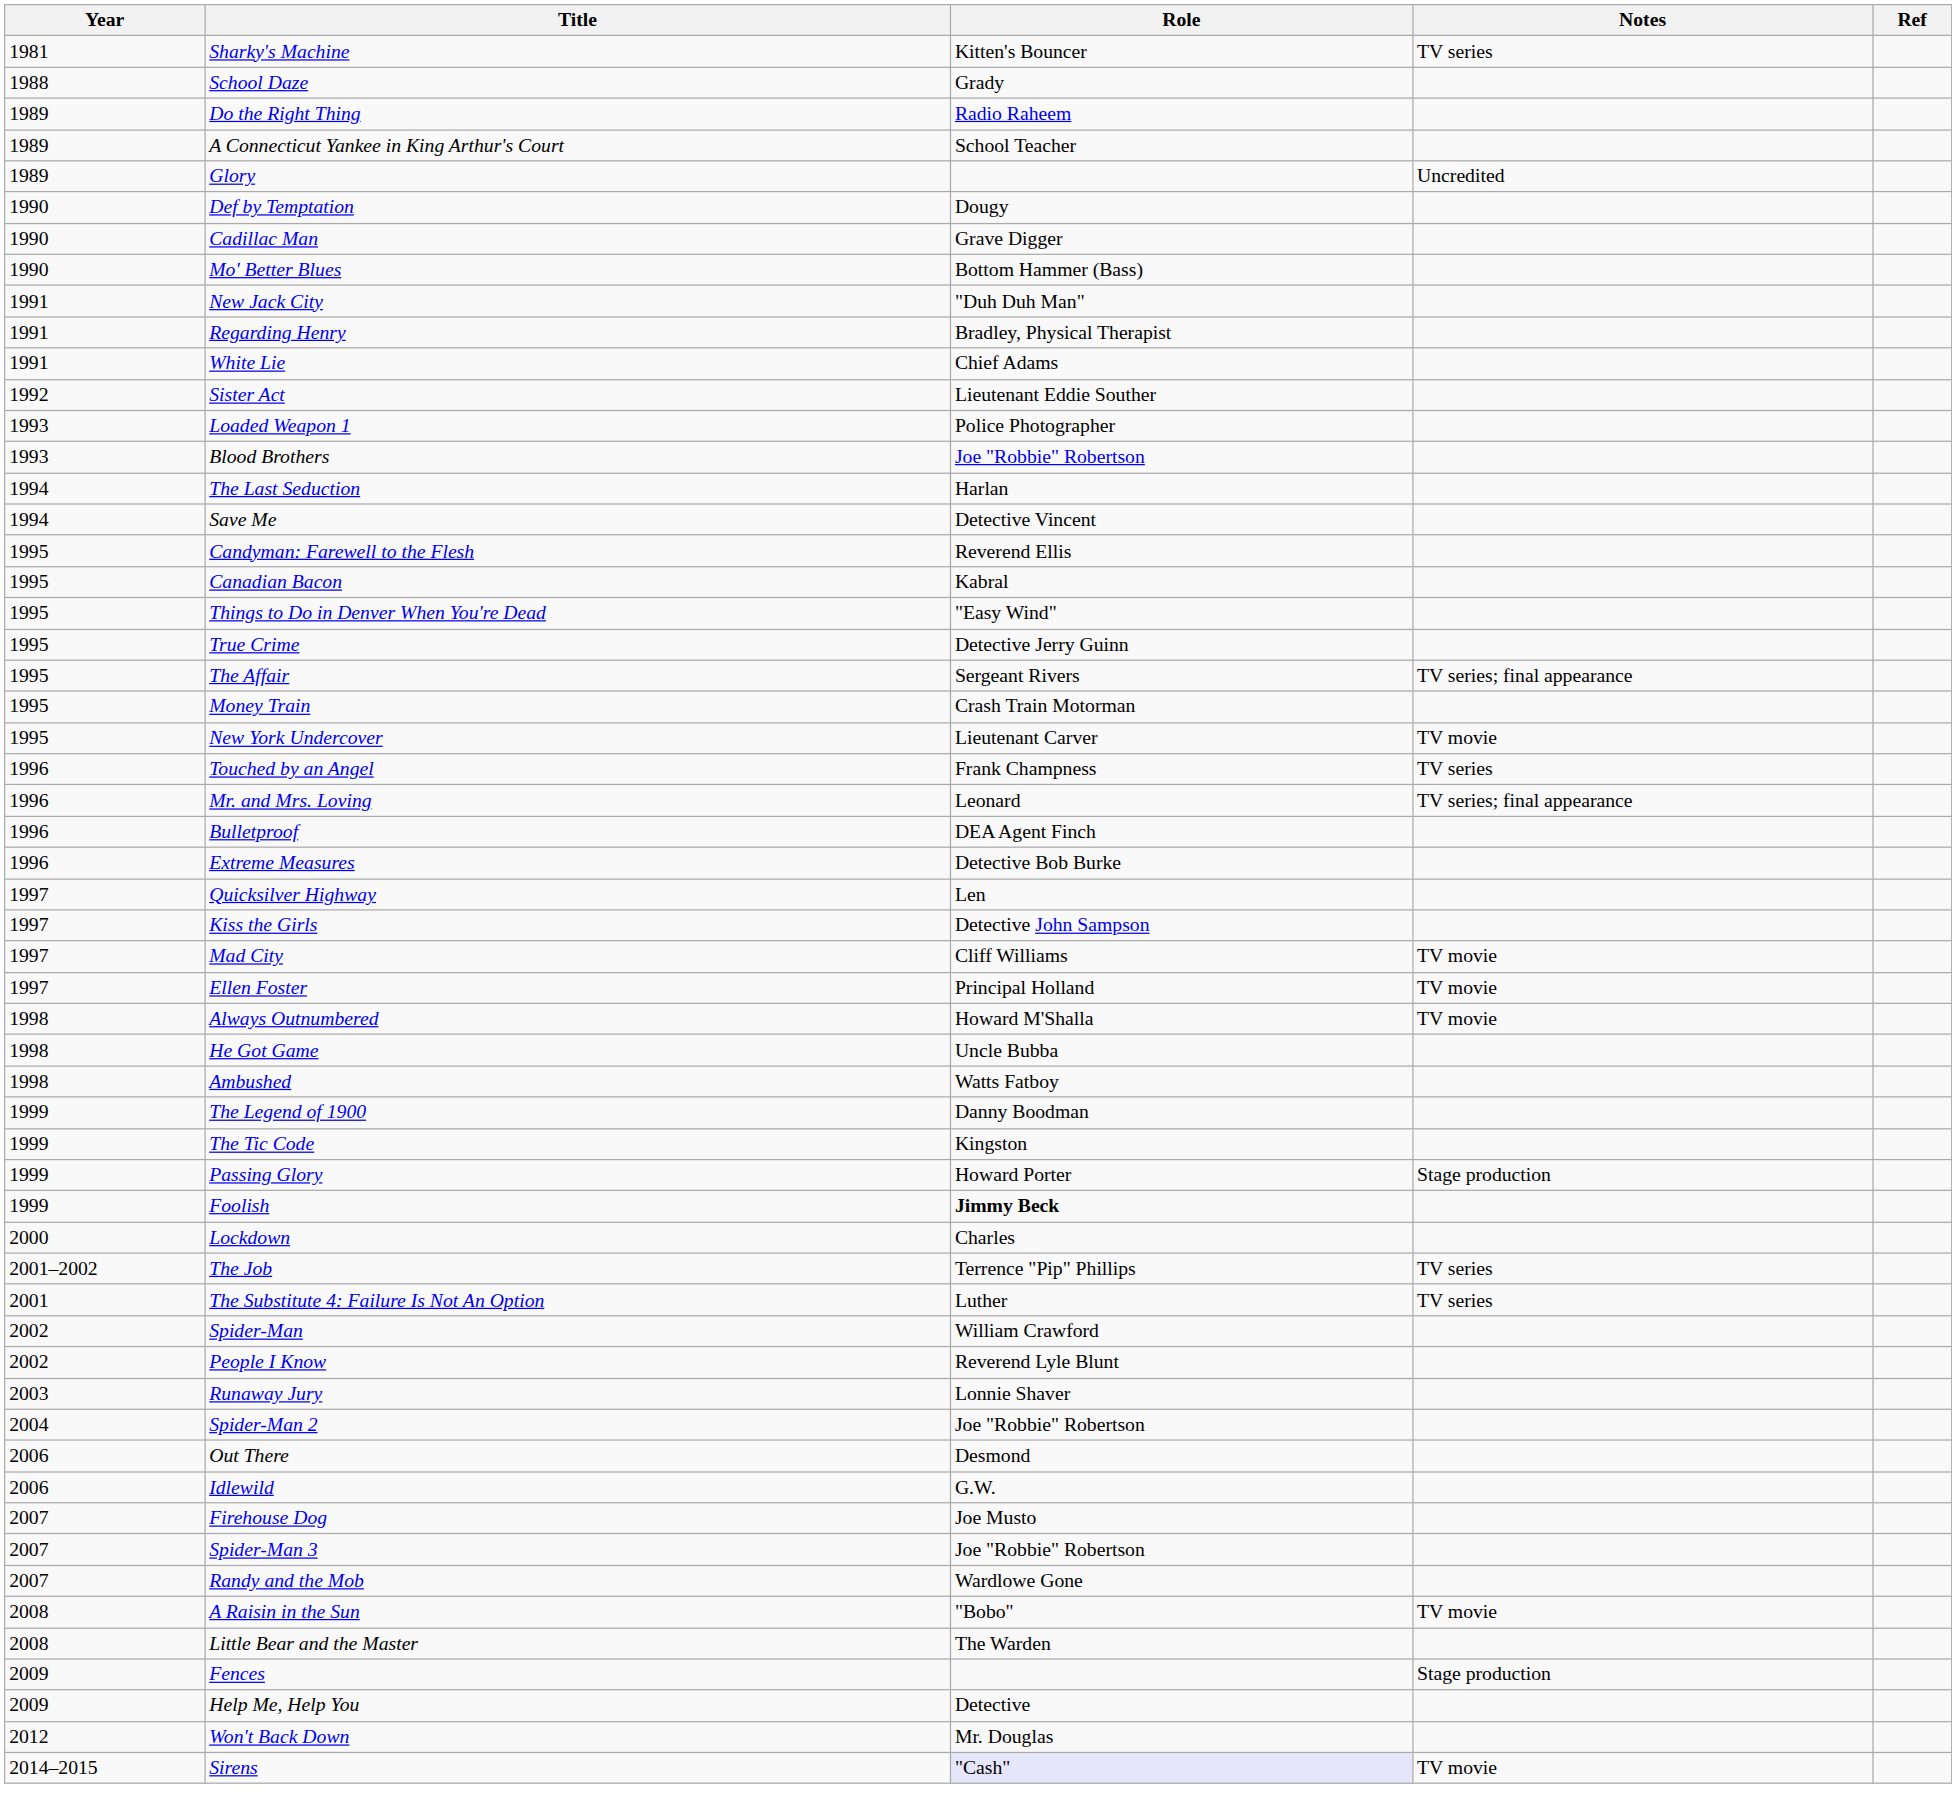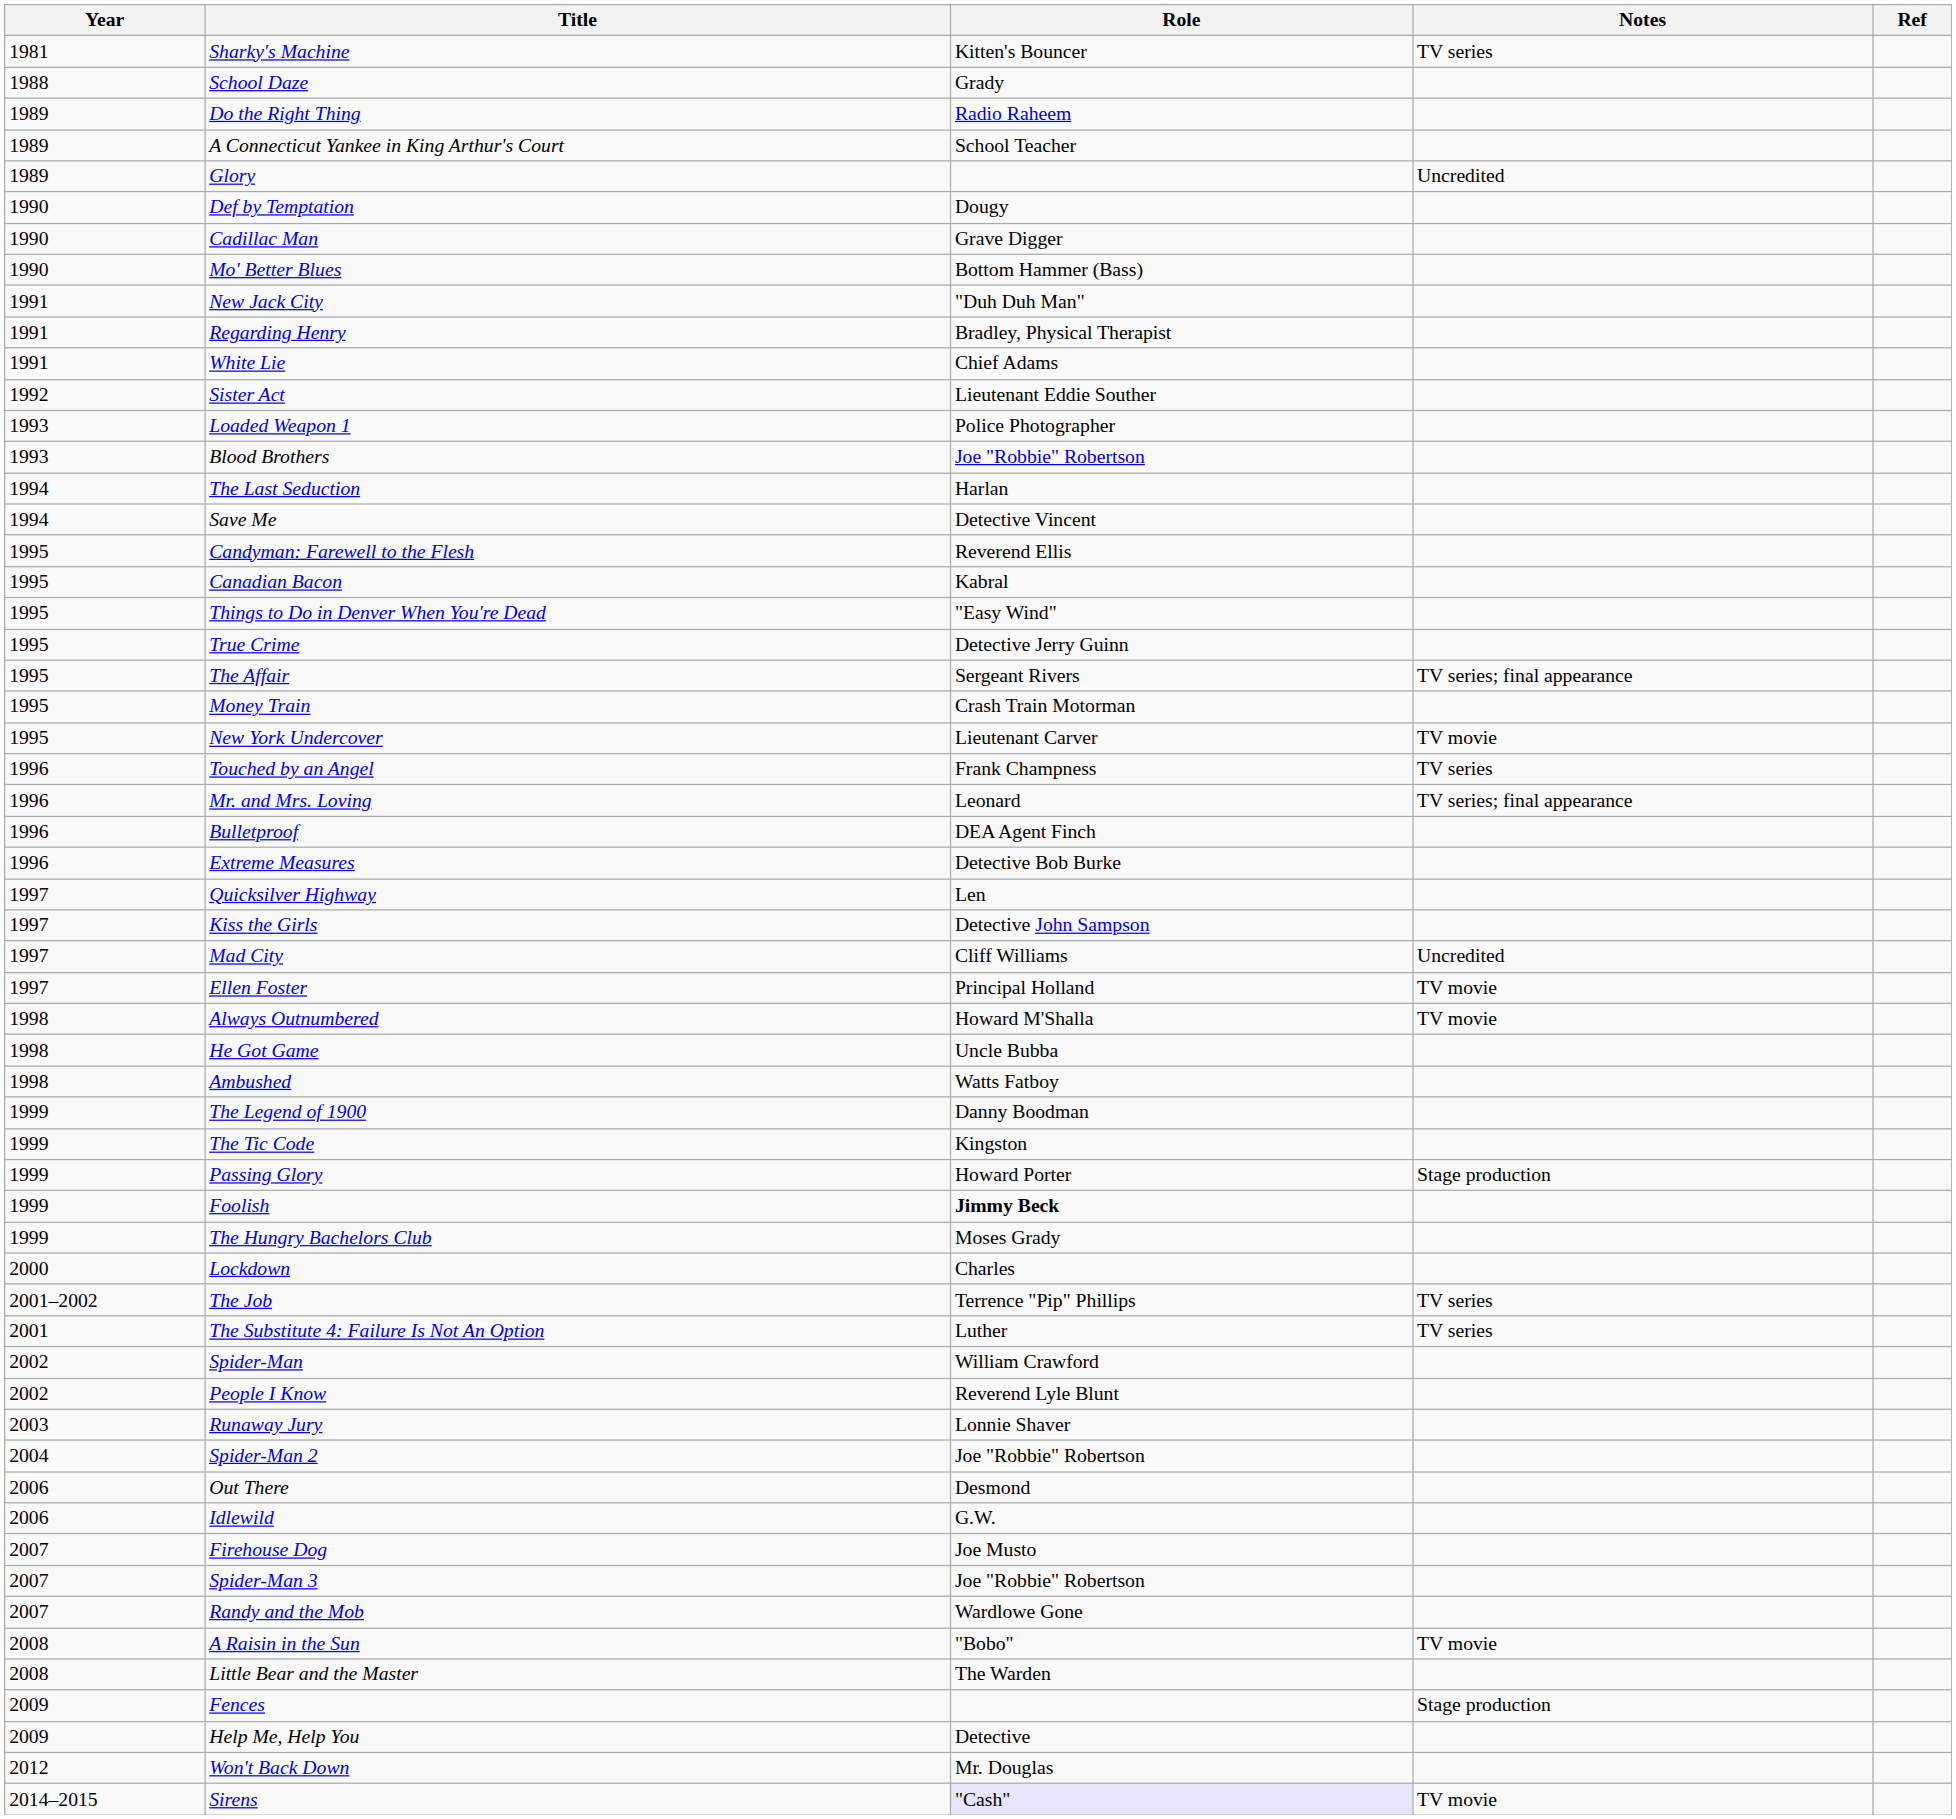(1457, 956) TV movie -> (1461, 956) Uncredited
+ row: (320, 1237)
